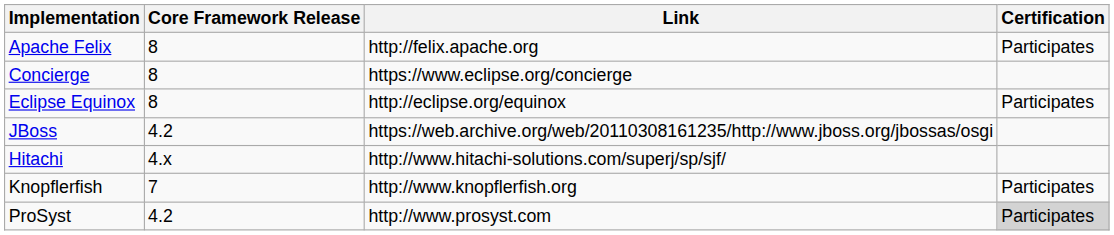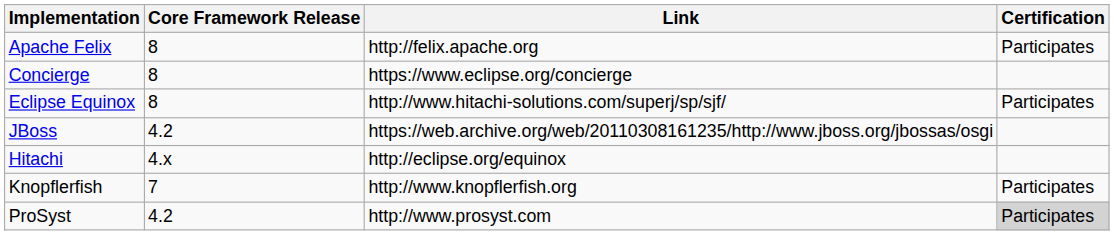(467, 103) http://eclipse.org/equinox -> (547, 103) http://www.hitachi-solutions.com/superj/sp/sjf/
(547, 159) http://www.hitachi-solutions.com/superj/sp/sjf/ -> (467, 159) http://eclipse.org/equinox
